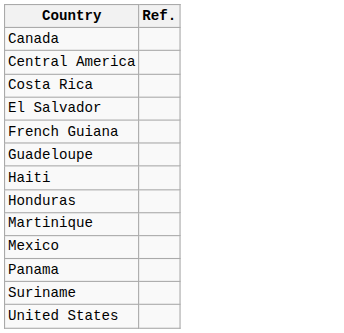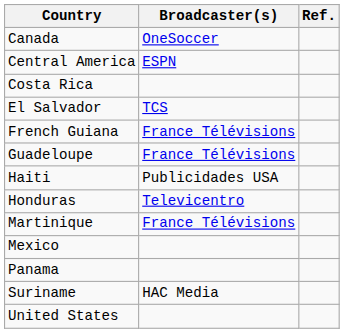+ column: (219, 16)
